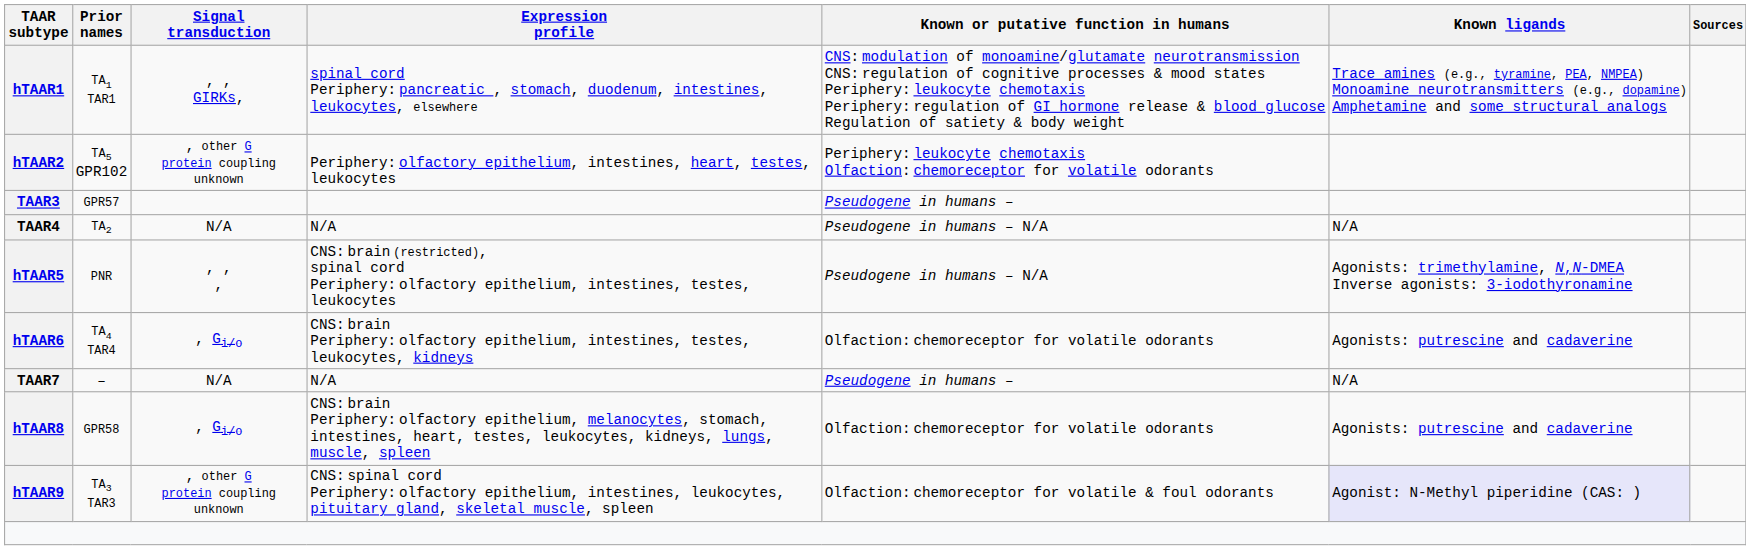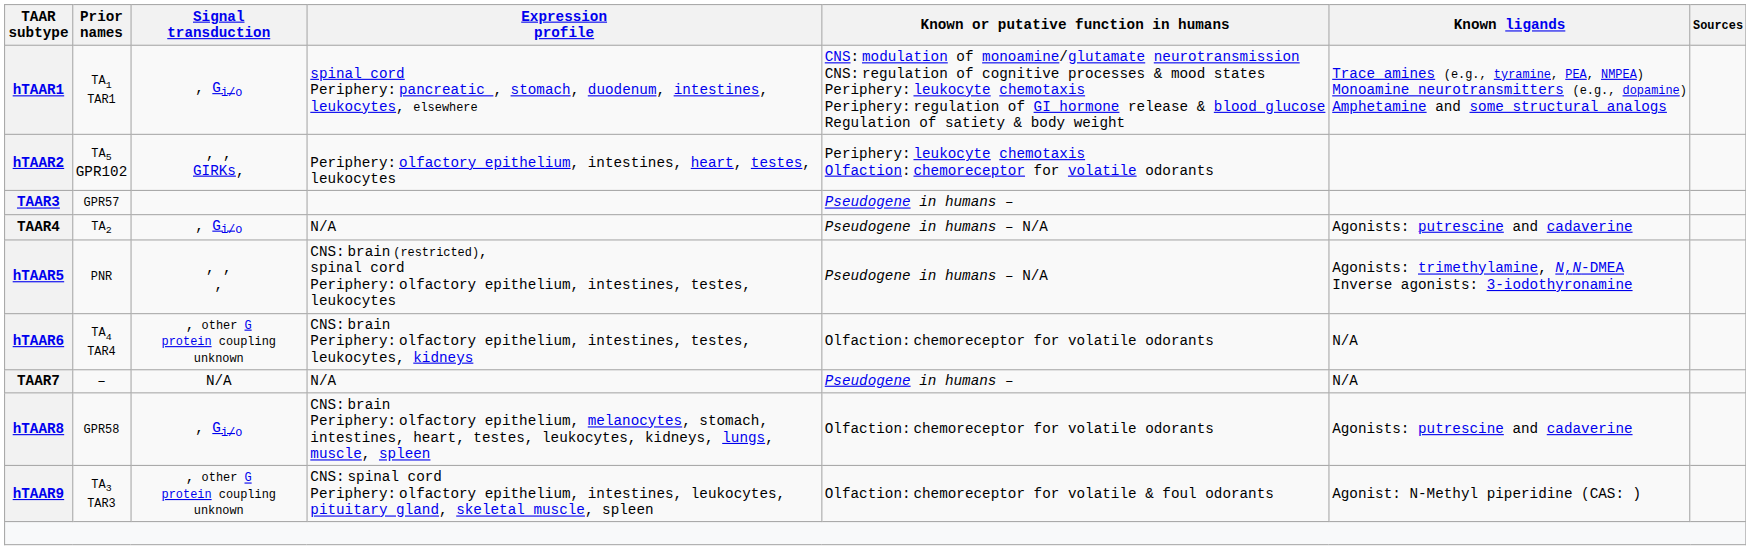(219, 90) , , GIRKs, -> (219, 90) , Gi/o
(219, 162) , other G protein coupling unknown -> (219, 163) , , GIRKs,
(219, 227) N/A -> (219, 227) , Gi/o
(1345, 227) N/A -> (1482, 227) Agonists: putrescine and cadaverine
(219, 341) , Gi/o -> (219, 341) , other G protein coupling unknown
(1482, 341) Agonists: putrescine and cadaverine -> (1345, 341) N/A
(1487, 493) lavender background -> (1487, 494) no background
